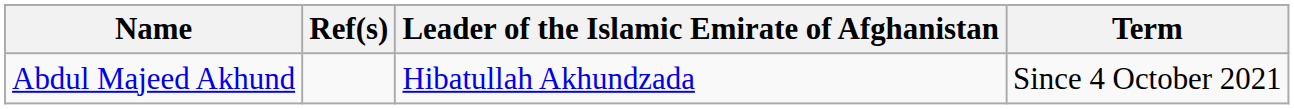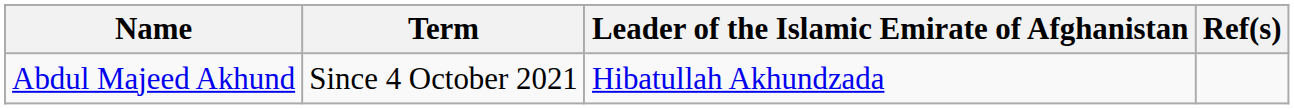columns swapped: (1147, 28) <-> (349, 28)
